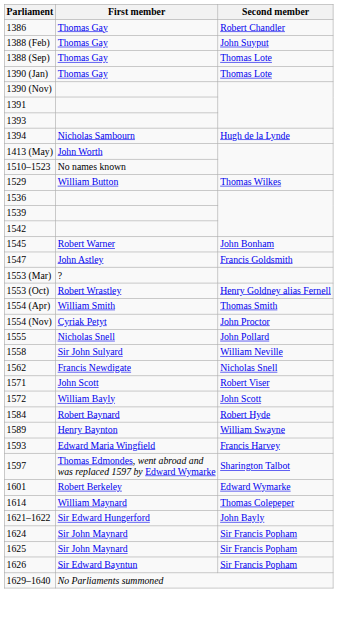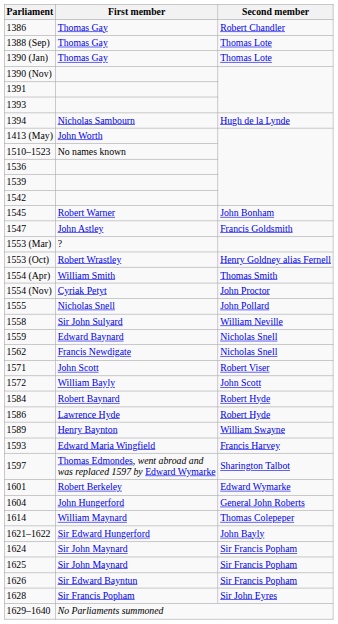- row: (28, 43)
- row: (16, 182)
+ row: (16, 337)
+ row: (16, 414)
+ row: (16, 503)
+ row: (16, 595)
